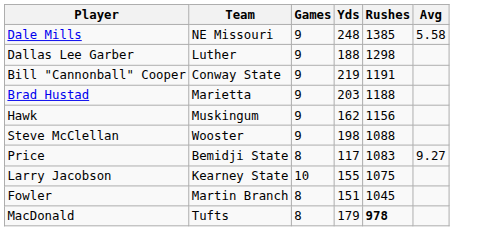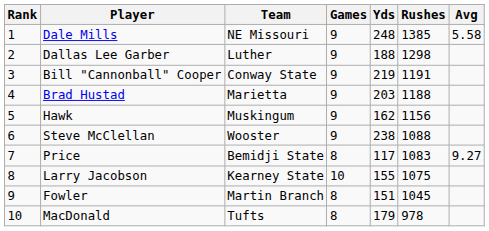+ column: (22, 15)
(349, 135) 198 -> (384, 135) 238
(377, 216) bold -> (412, 216) normal
